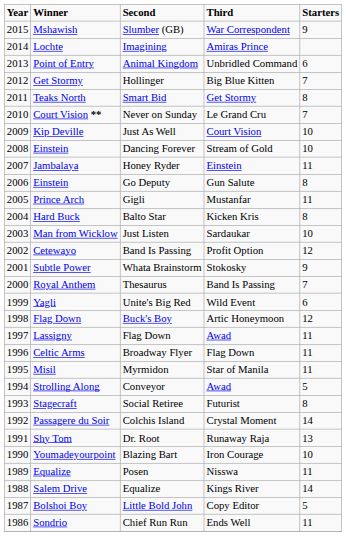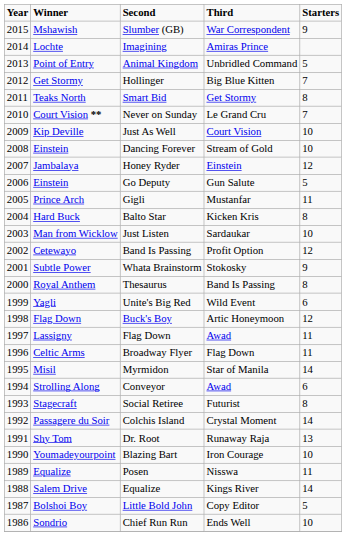(305, 64) 6 -> (305, 64) 5
(307, 166) 11 -> (308, 166) 12
(305, 183) 8 -> (305, 183) 5
(305, 285) 7 -> (305, 285) 8
(307, 370) 11 -> (308, 370) 14
(305, 387) 5 -> (305, 387) 6
(307, 523) 11 -> (308, 523) 10
